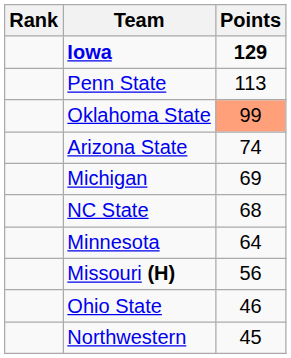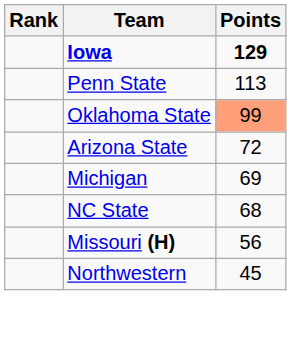(251, 147) 74 -> (251, 147) 72
- row: (114, 242)
- row: (115, 305)
